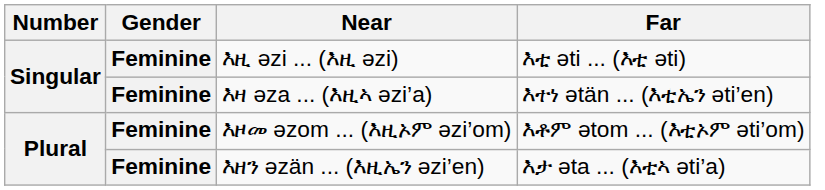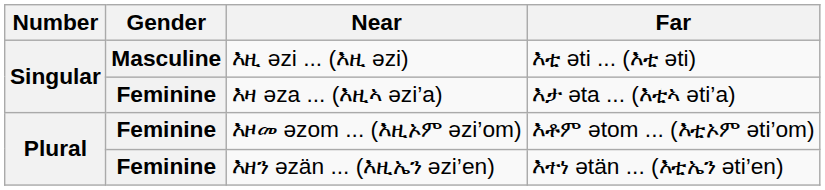(161, 58) Feminine -> (166, 58) Masculine
(648, 94) እተነ ǝtän ... (እቲኤን ǝti’en) -> (634, 94) እታ ǝta ... (እቲኣ ǝti’a)
(624, 166) እታ ǝta ... (እቲኣ ǝti’a) -> (658, 166) እተነ ǝtän ... (እቲኤን ǝti’en)
